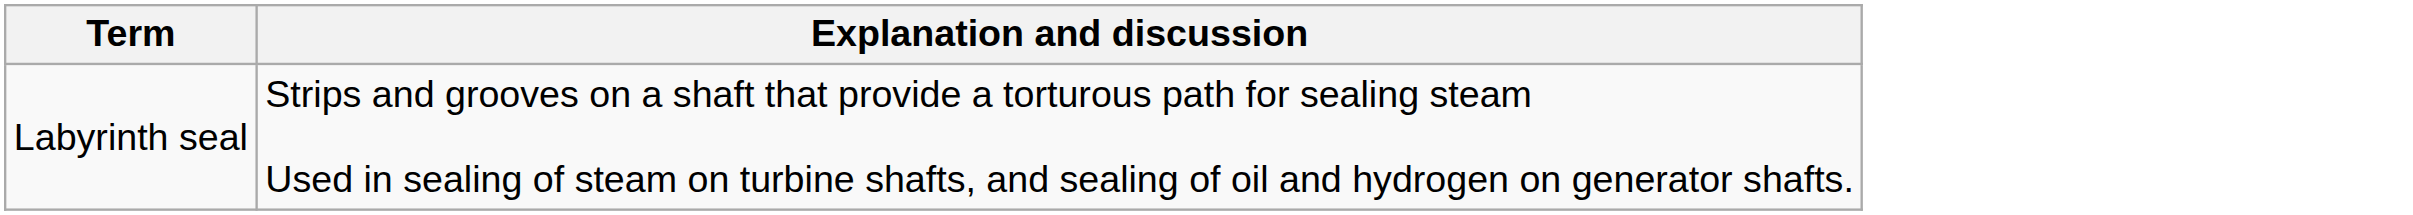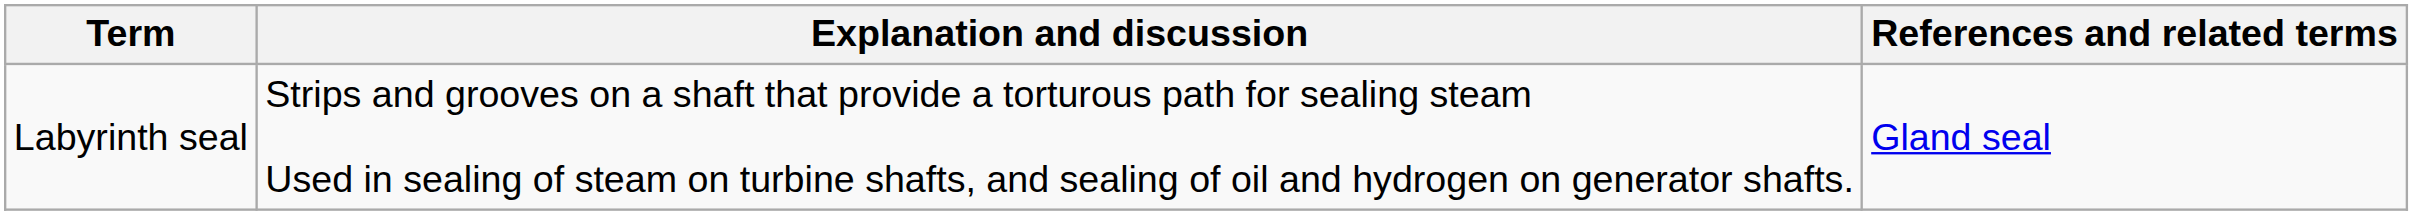+ column: (2135, 34)
